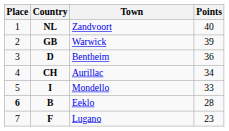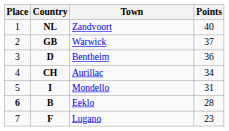(209, 42) 39 -> (209, 42) 37
(209, 88) 33 -> (209, 88) 31
